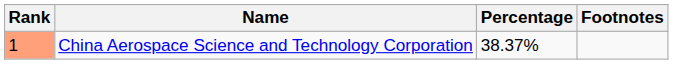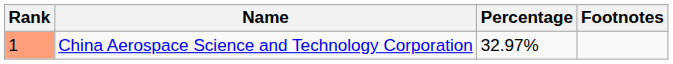(510, 45) 38.37% -> (510, 45) 32.97%
